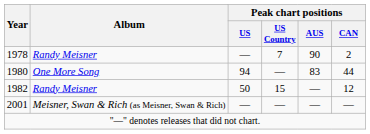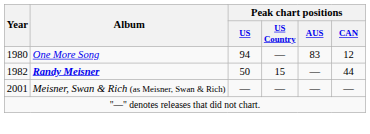- row: (17, 54)
(349, 71) 44 -> (349, 54) 12
(65, 88) normal -> (66, 71) bold
(349, 88) 12 -> (349, 71) 44
